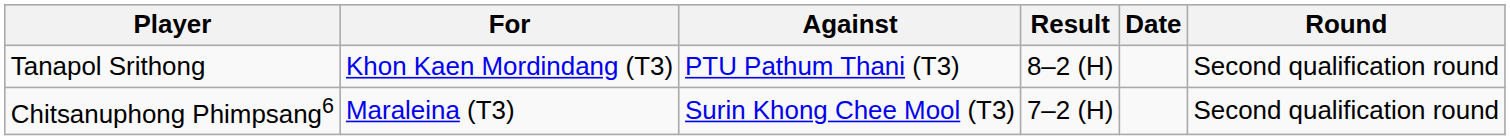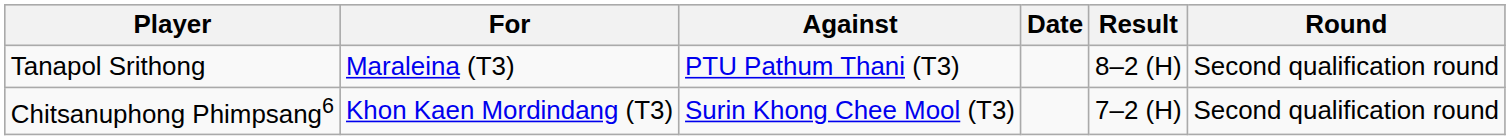columns swapped: (1070, 25) <-> (1153, 25)
(510, 66) Khon Kaen Mordindang (T3) -> (430, 66) Maraleina (T3)
(430, 110) Maraleina (T3) -> (510, 110) Khon Kaen Mordindang (T3)
